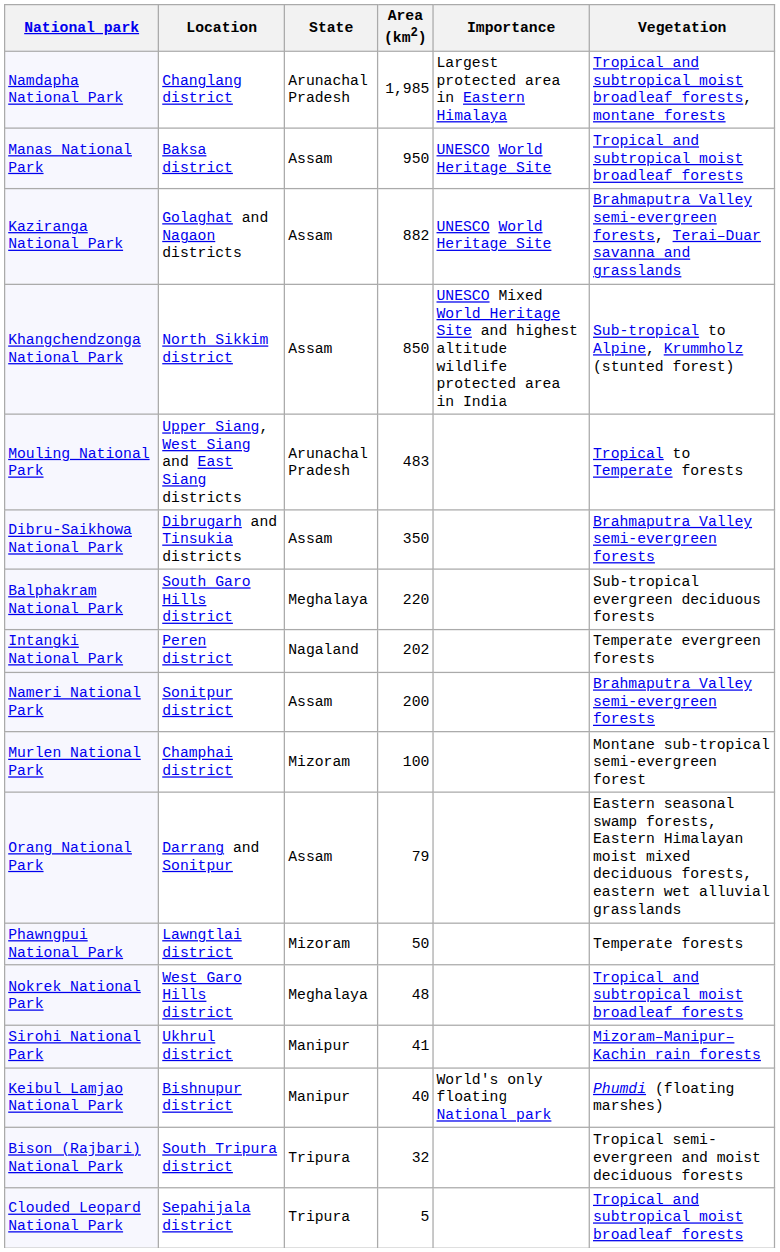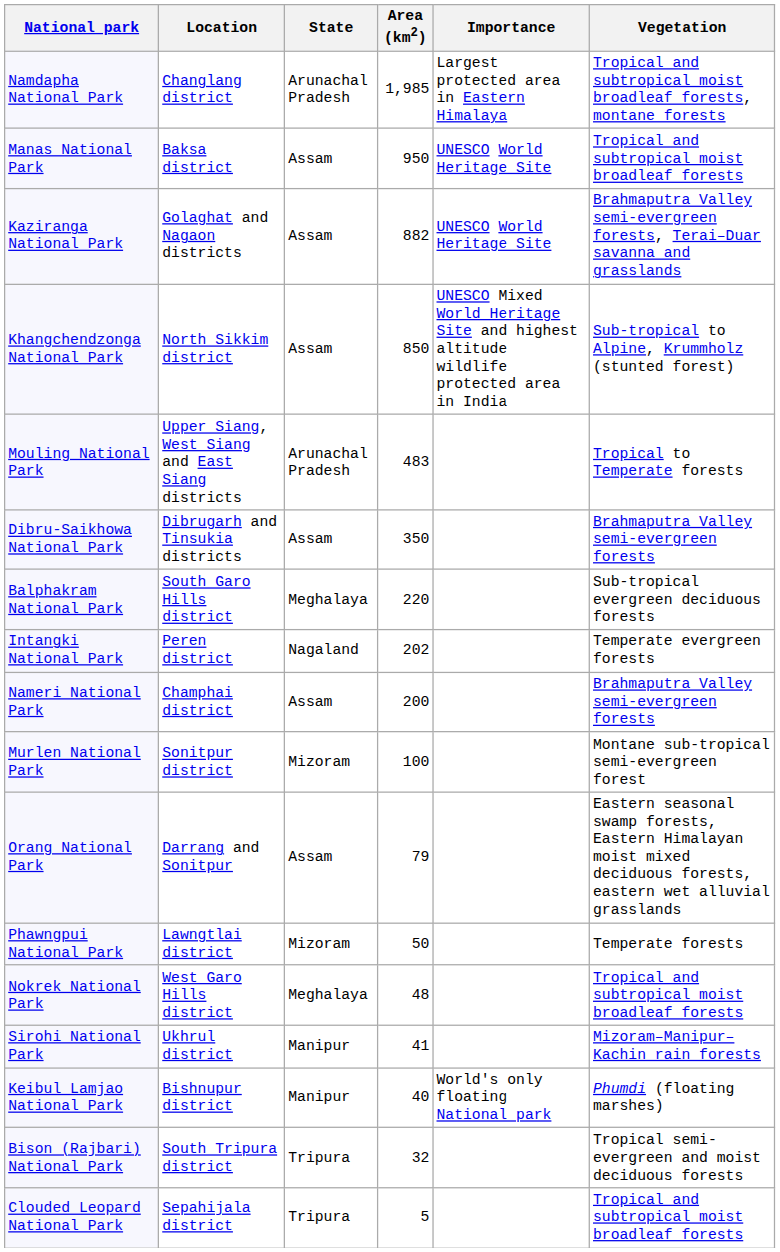(198, 702) Sonitpur district -> (198, 702) Champhai district
(198, 762) Champhai district -> (198, 762) Sonitpur district
